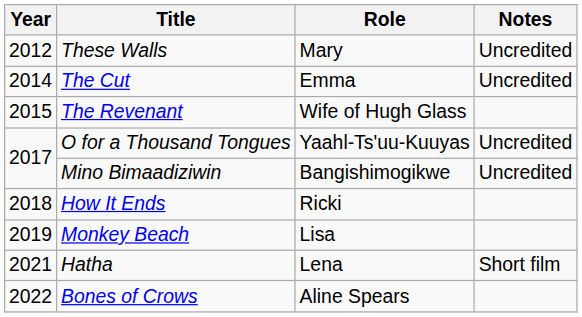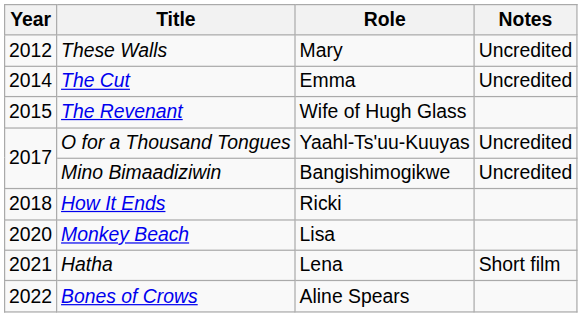(31, 234) 2019 -> (31, 234) 2020
